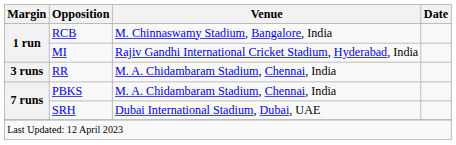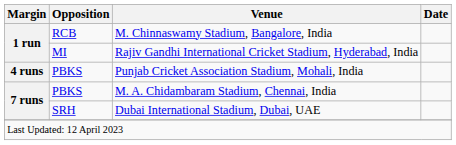- row: (60, 71)
+ row: (67, 71)
